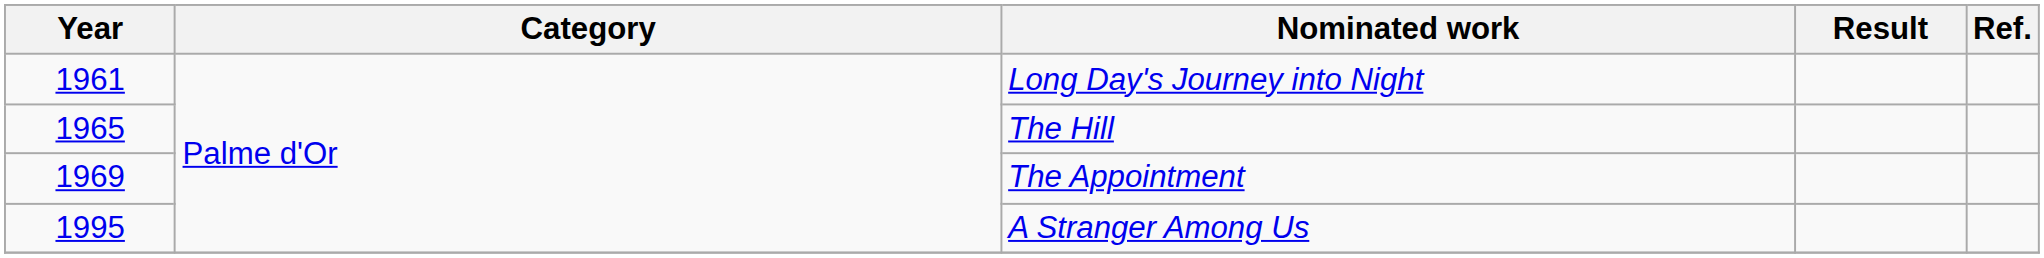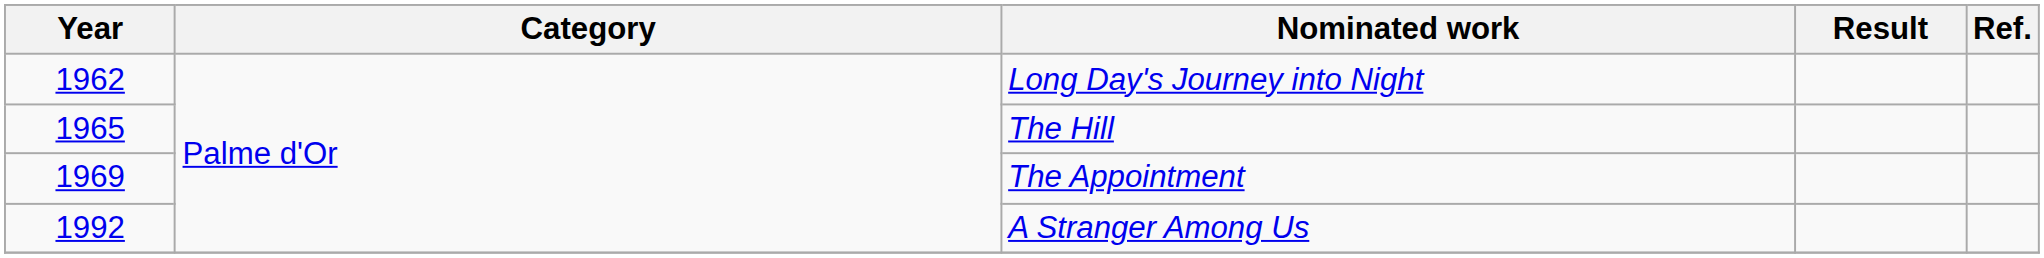(90, 78) 1961 -> (90, 78) 1962
(90, 227) 1995 -> (90, 227) 1992
